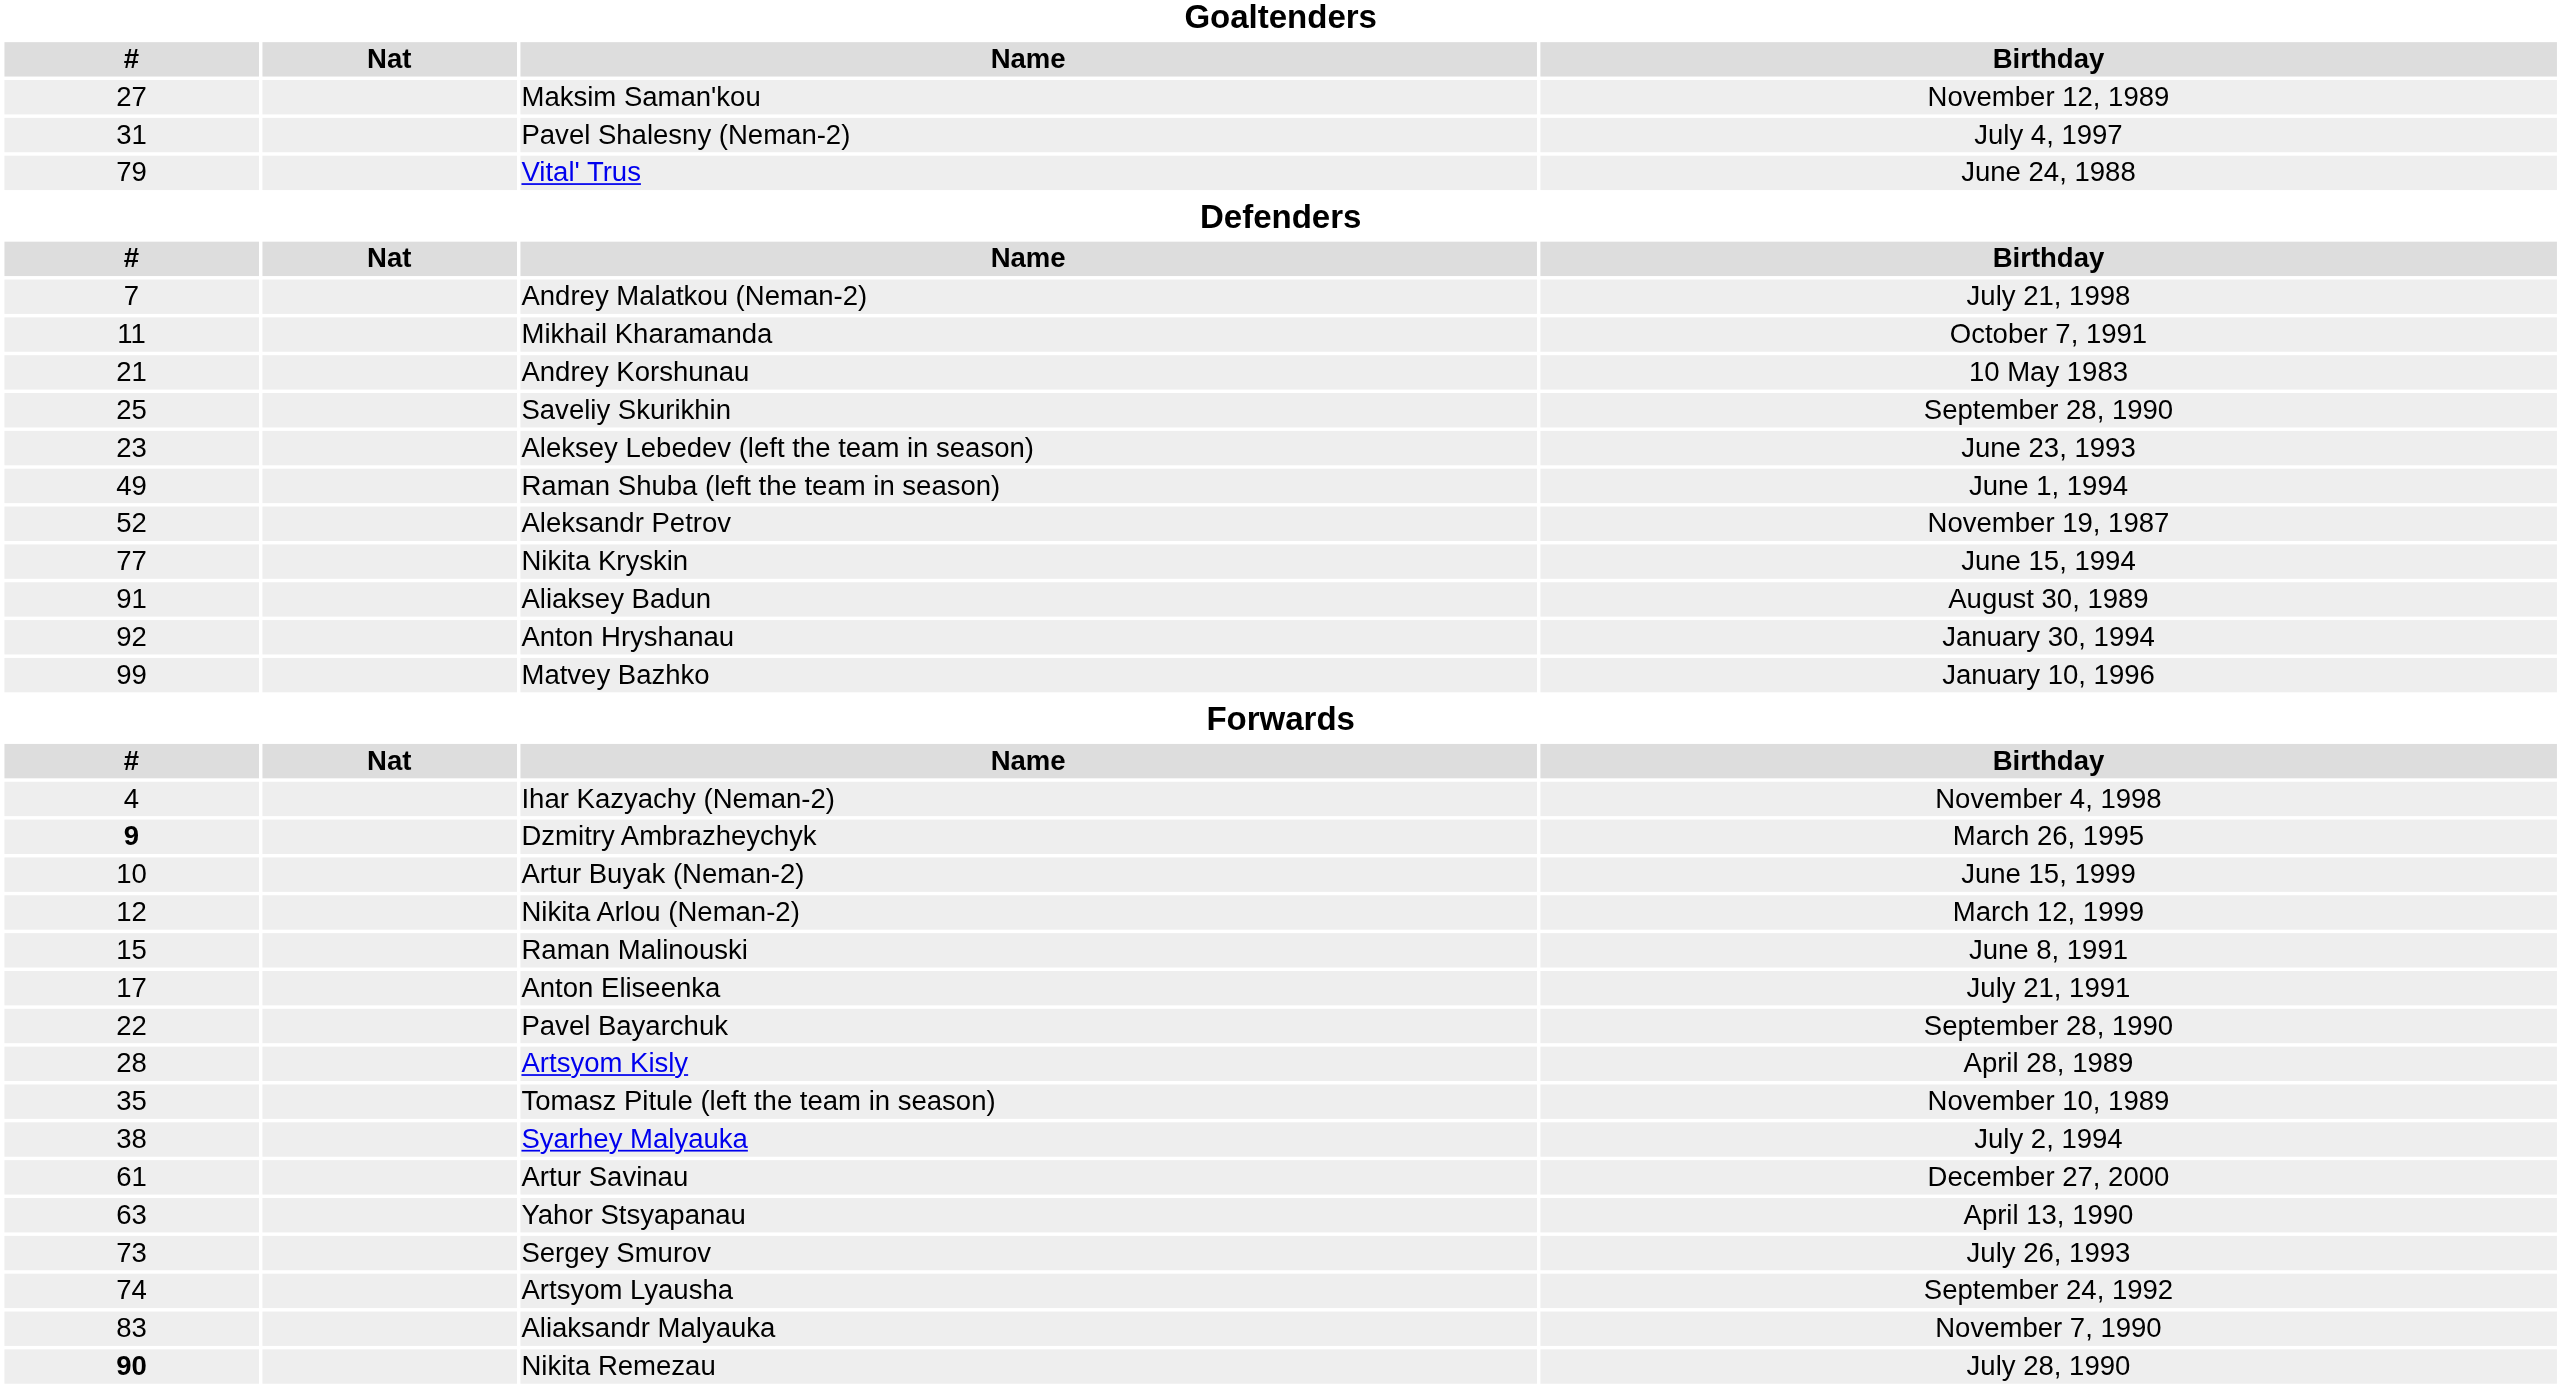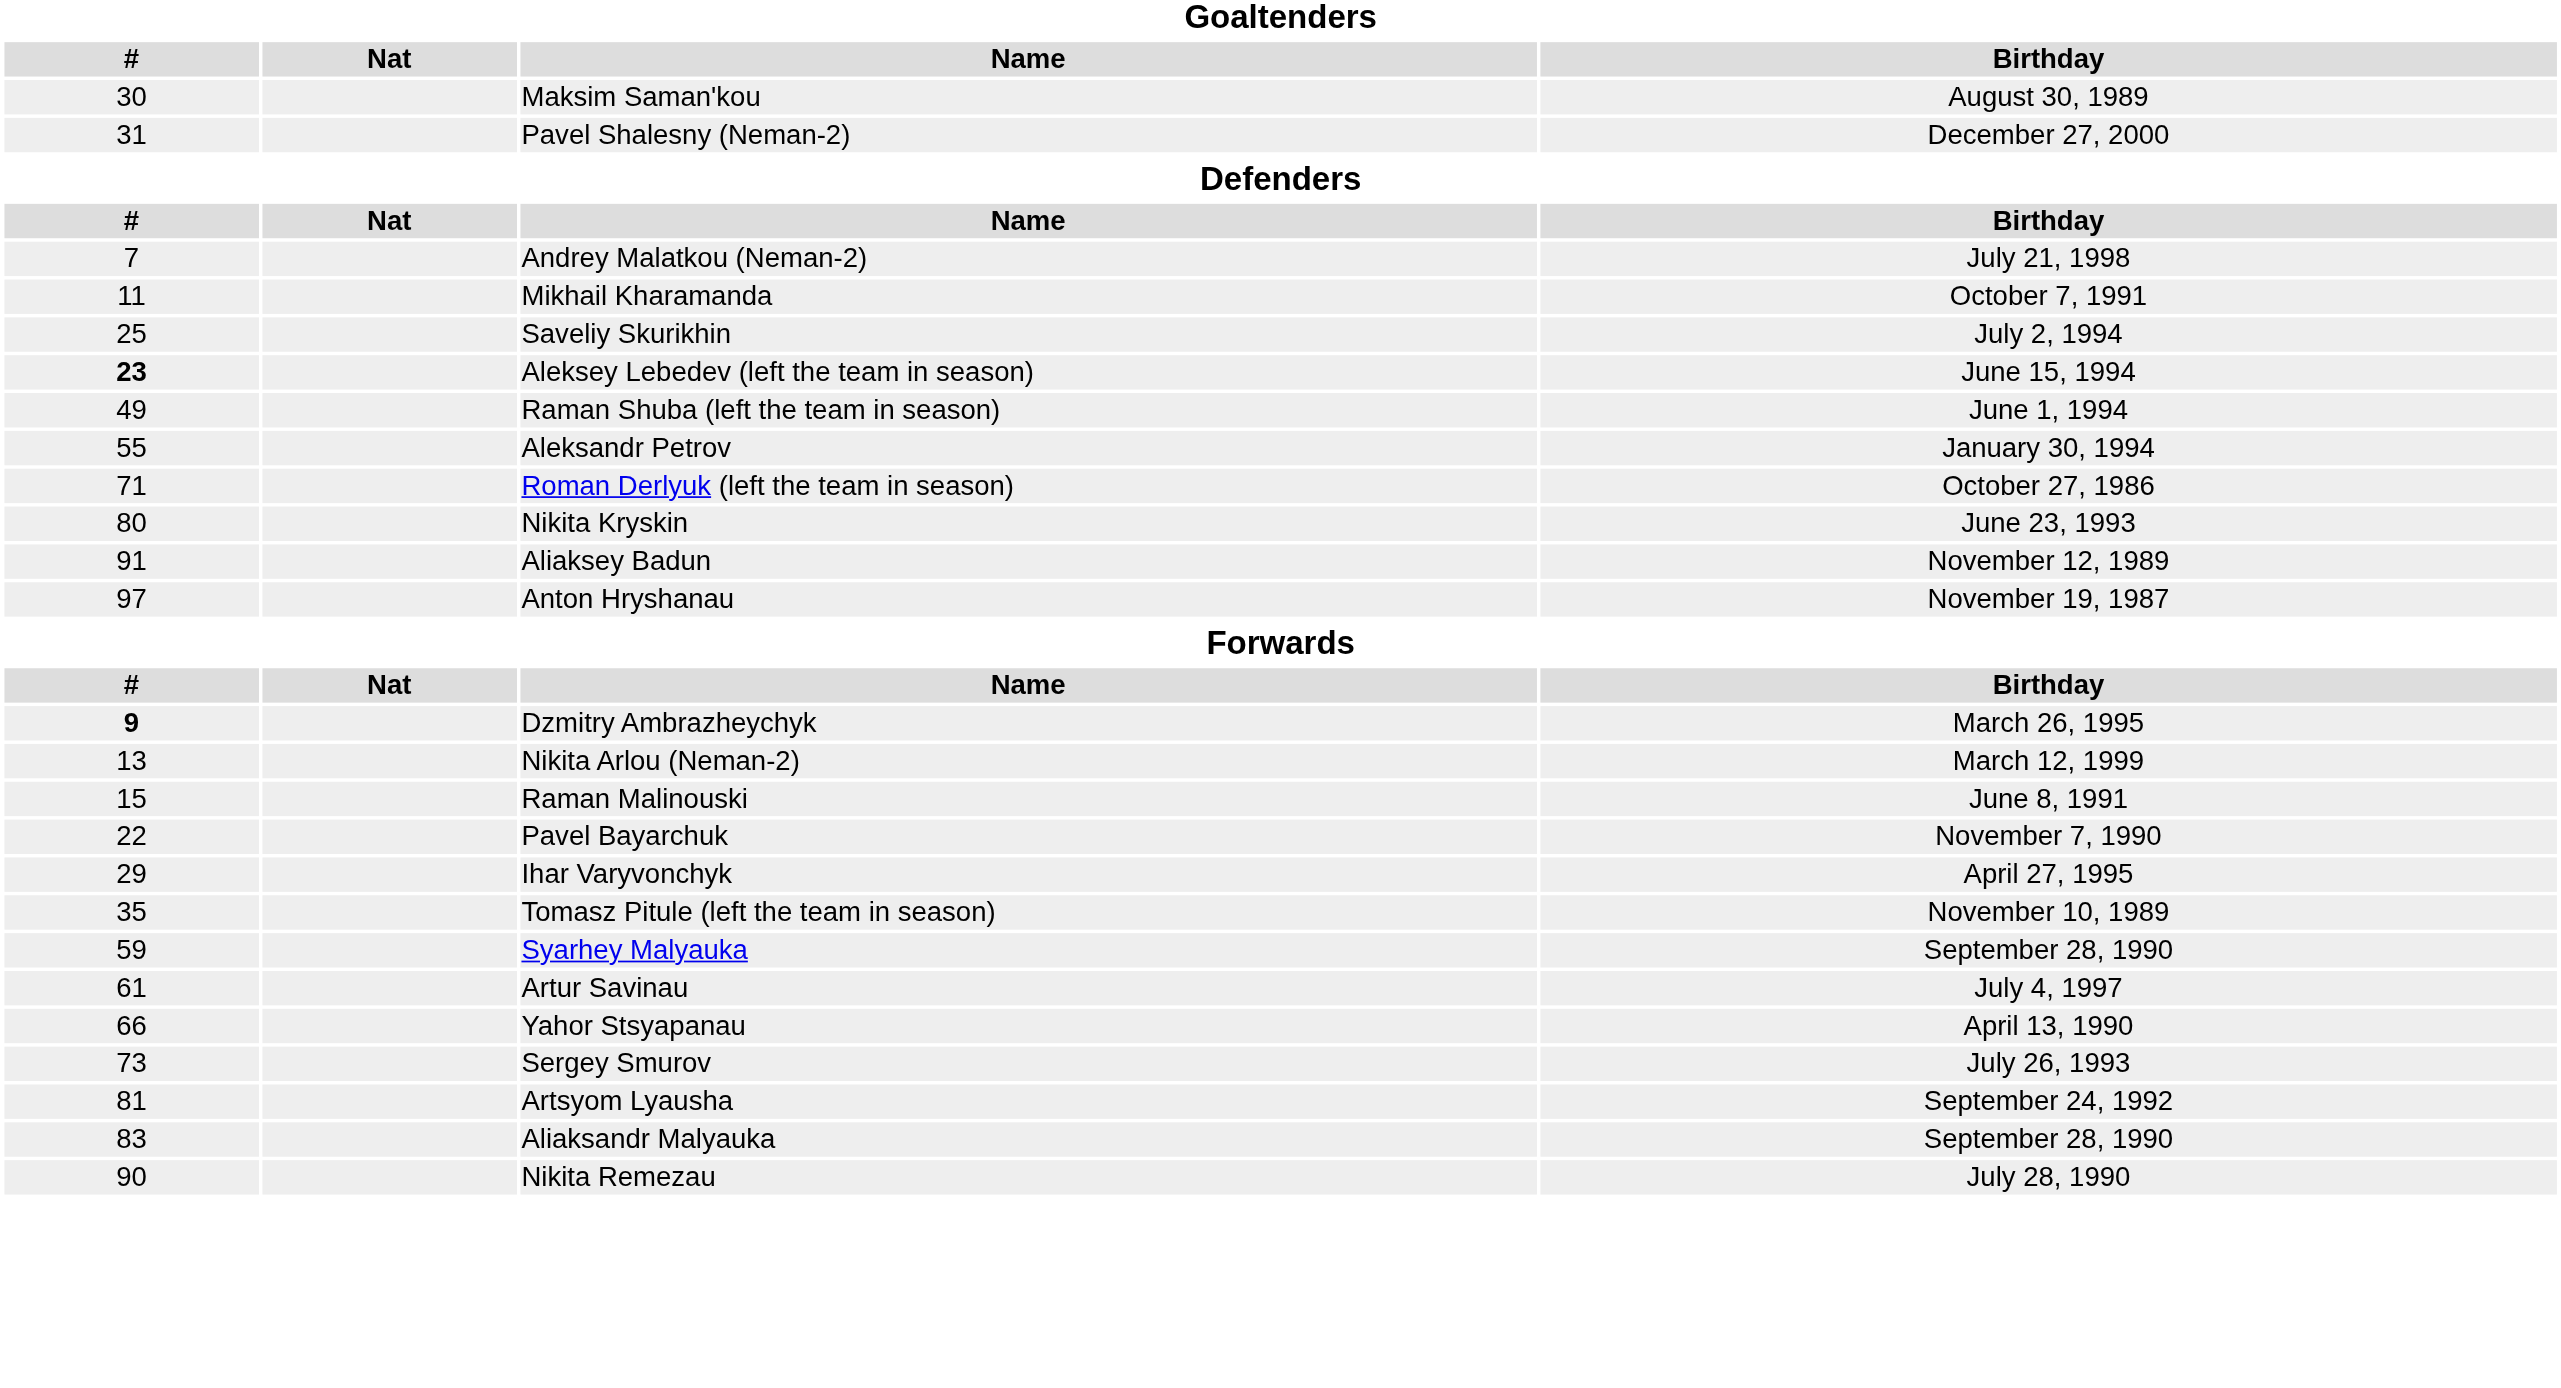(132, 96) 27 -> (132, 96) 30
(2048, 96) November 12, 1989 -> (2048, 96) August 30, 1989
(2048, 134) July 4, 1997 -> (2048, 134) December 27, 2000
- row: (581, 172)
- row: (635, 372)
(2048, 409) September 28, 1990 -> (2048, 334) July 2, 1994
(132, 447) normal -> (132, 372) bold
(2048, 447) June 23, 1993 -> (2048, 372) June 15, 1994
(132, 523) 52 -> (132, 447) 55
(2048, 523) November 19, 1987 -> (2048, 447) January 30, 1994
+ row: (768, 485)
(132, 561) 77 -> (132, 523) 80
(2048, 561) June 15, 1994 -> (2048, 523) June 23, 1993
(2048, 599) August 30, 1989 -> (2048, 561) November 12, 1989
(132, 636) 92 -> (132, 599) 97
(2048, 636) January 30, 1994 -> (2048, 599) November 19, 1987
- row: (616, 674)
- row: (678, 798)
- row: (663, 874)
(132, 912) 12 -> (132, 760) 13
- row: (621, 987)
(2048, 1025) September 28, 1990 -> (2048, 836) November 7, 1990
- row: (605, 1063)
+ row: (627, 874)
(132, 1139) 38 -> (132, 949) 59
(2048, 1139) July 2, 1994 -> (2048, 949) September 28, 1990
(2048, 1176) December 27, 2000 -> (2048, 987) July 4, 1997
(132, 1214) 63 -> (132, 1025) 66
(132, 1290) 74 -> (132, 1101) 81
(2048, 1328) November 7, 1990 -> (2048, 1139) September 28, 1990
(132, 1366) bold -> (132, 1176) normal
